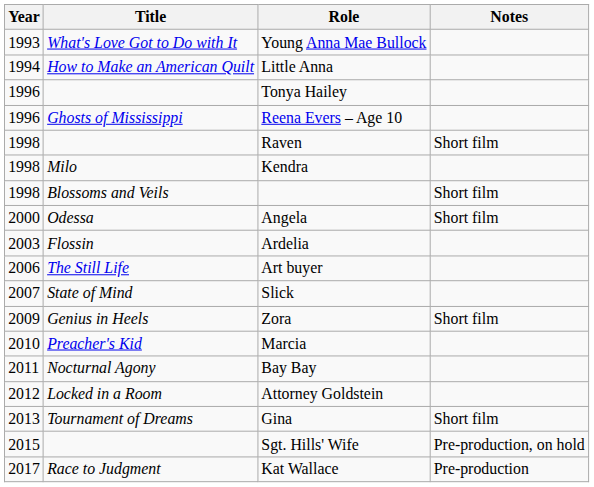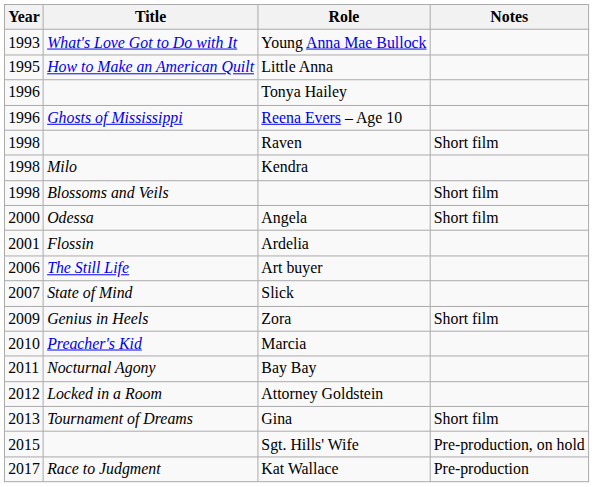(24, 67) 1994 -> (24, 67) 1995
(24, 243) 2003 -> (24, 243) 2001
